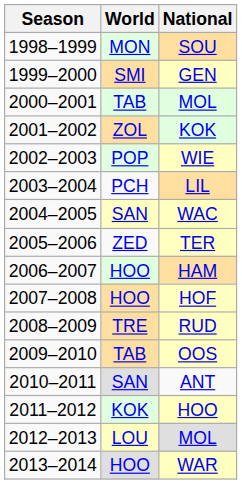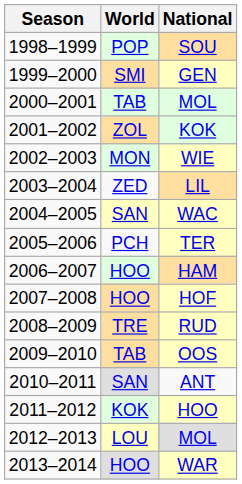(130, 47) MON -> (130, 47) POP
(130, 158) POP -> (130, 158) MON
(130, 186) PCH -> (130, 186) ZED
(130, 242) ZED -> (130, 242) PCH
